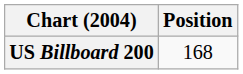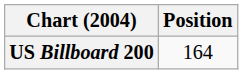(198, 52) 168 -> (198, 52) 164
